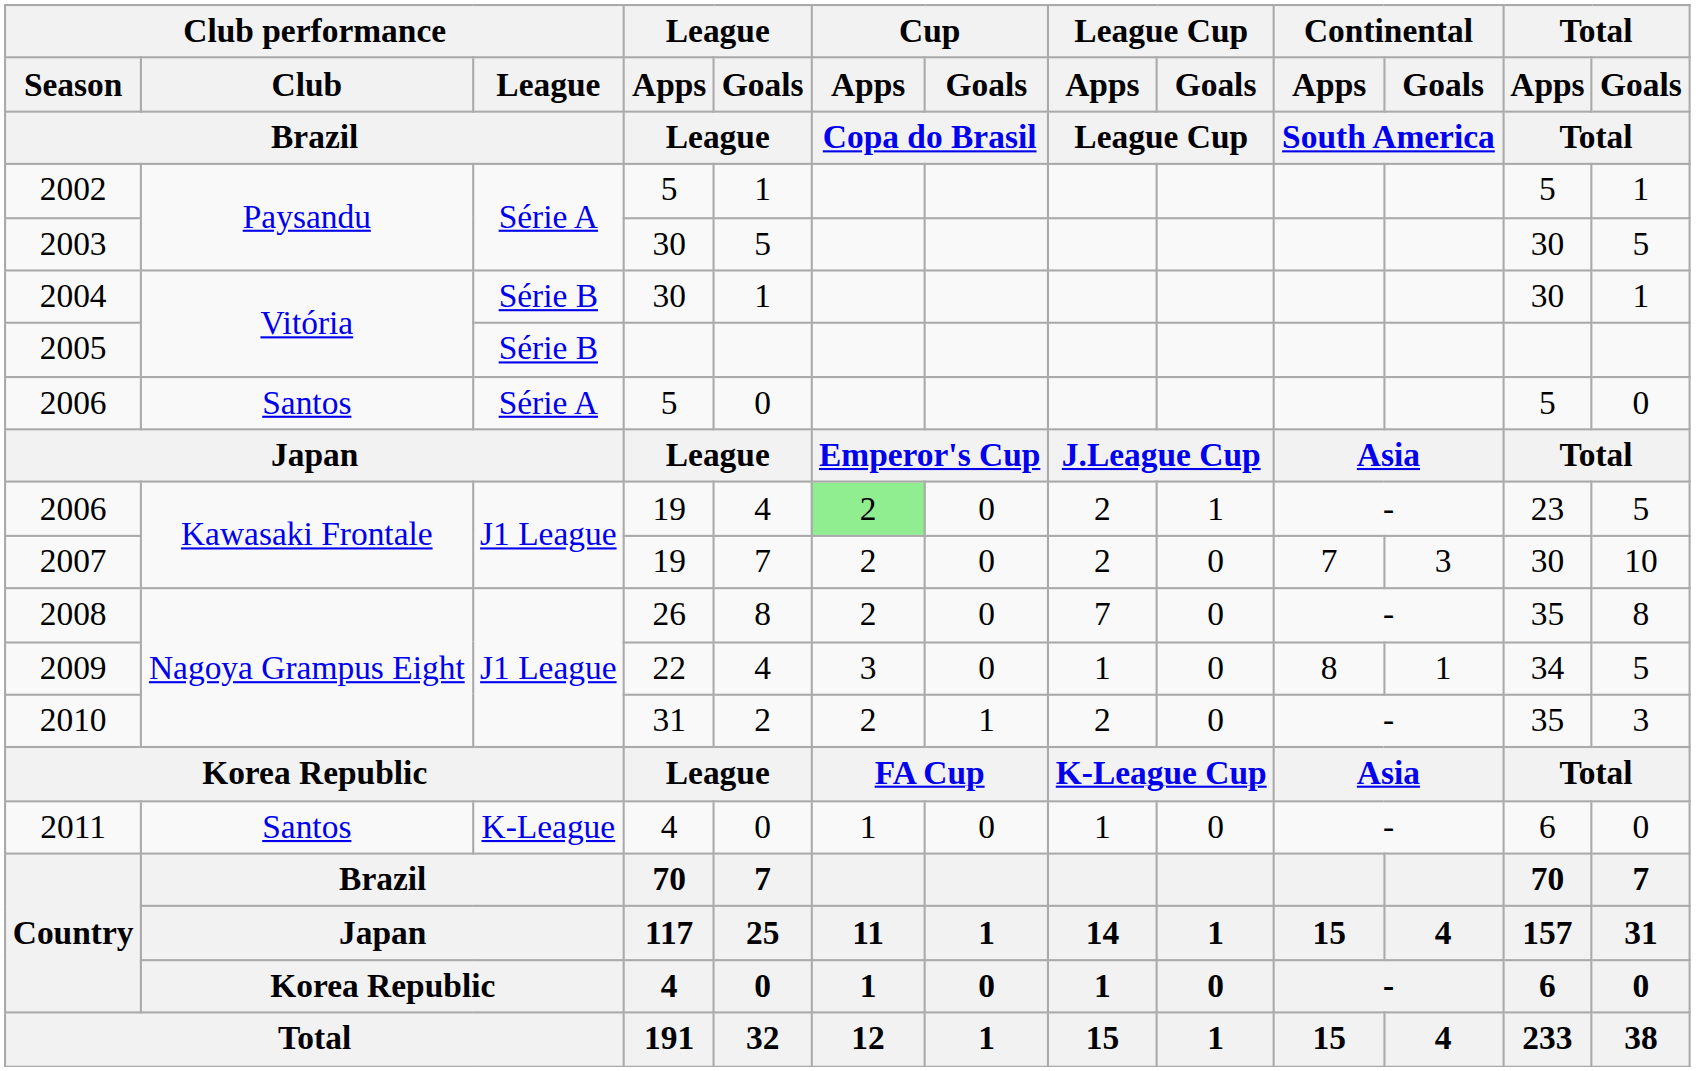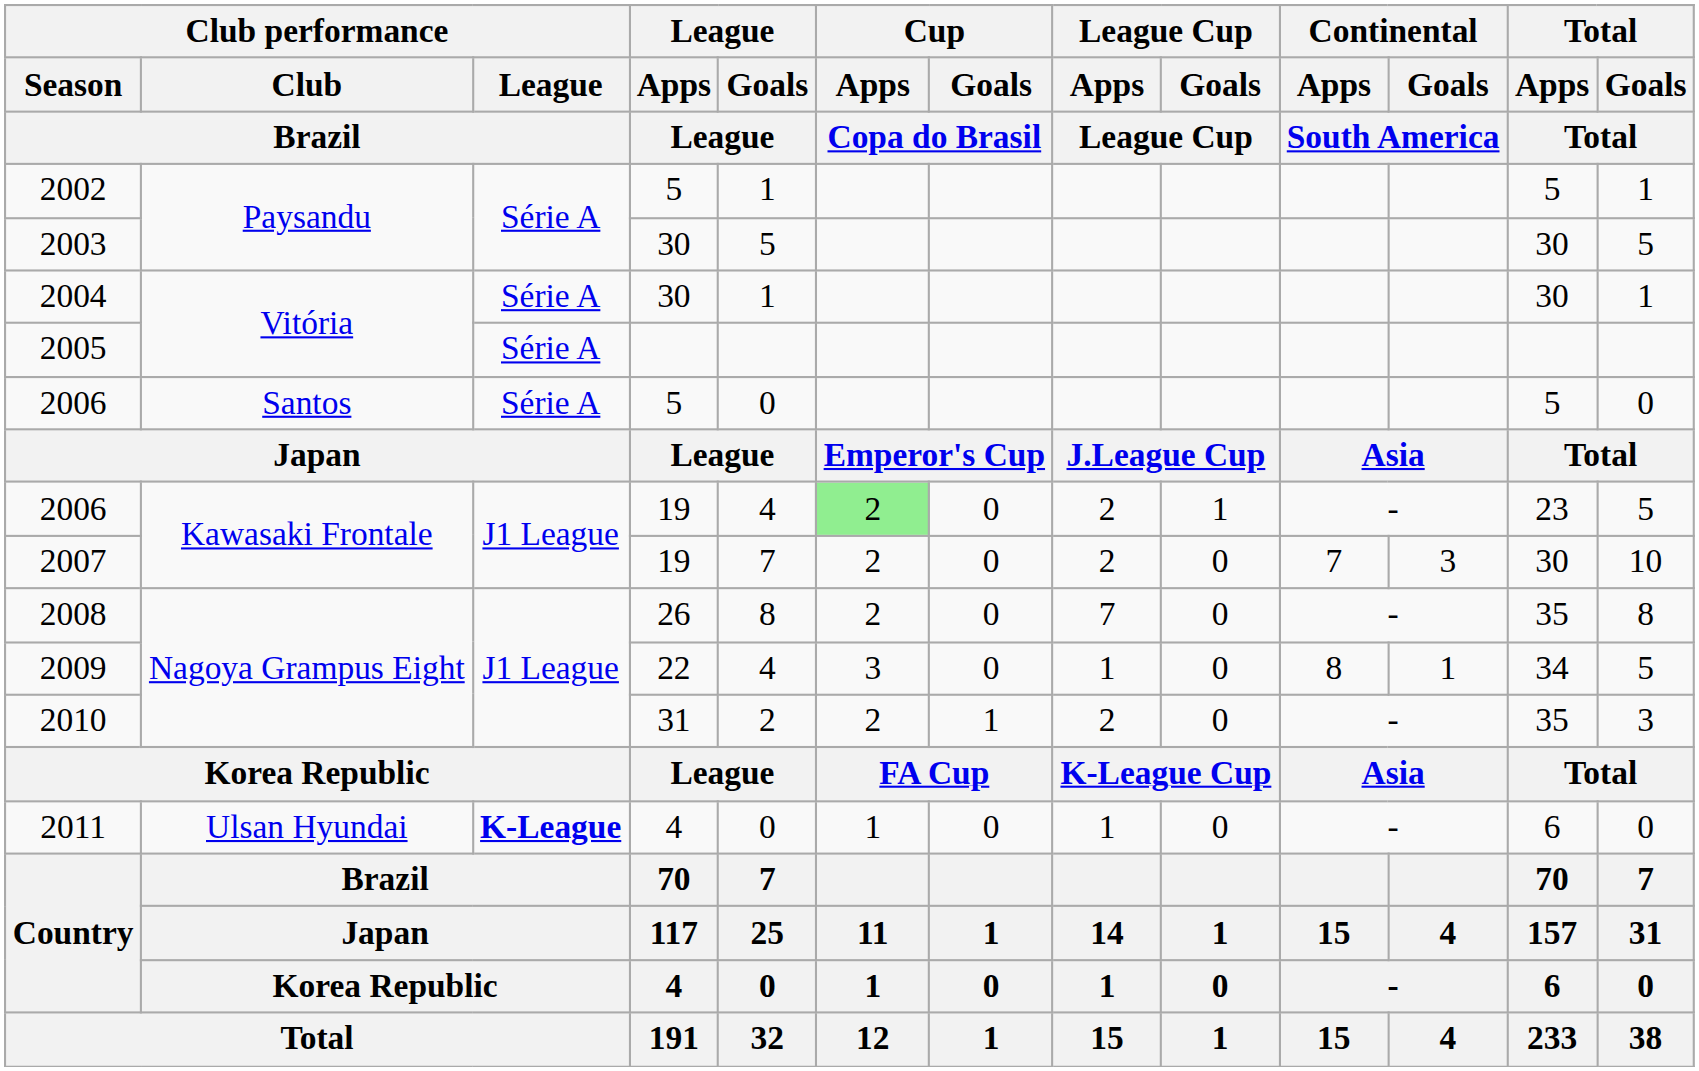(548, 296) Série B -> (551, 296) Série A
(548, 349) Série B -> (551, 349) Série A
(307, 826) Santos -> (307, 826) Ulsan Hyundai
(548, 826) normal -> (551, 826) bold
